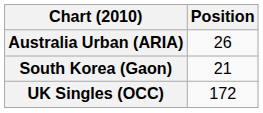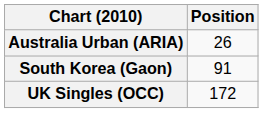(223, 68) 21 -> (223, 68) 91
